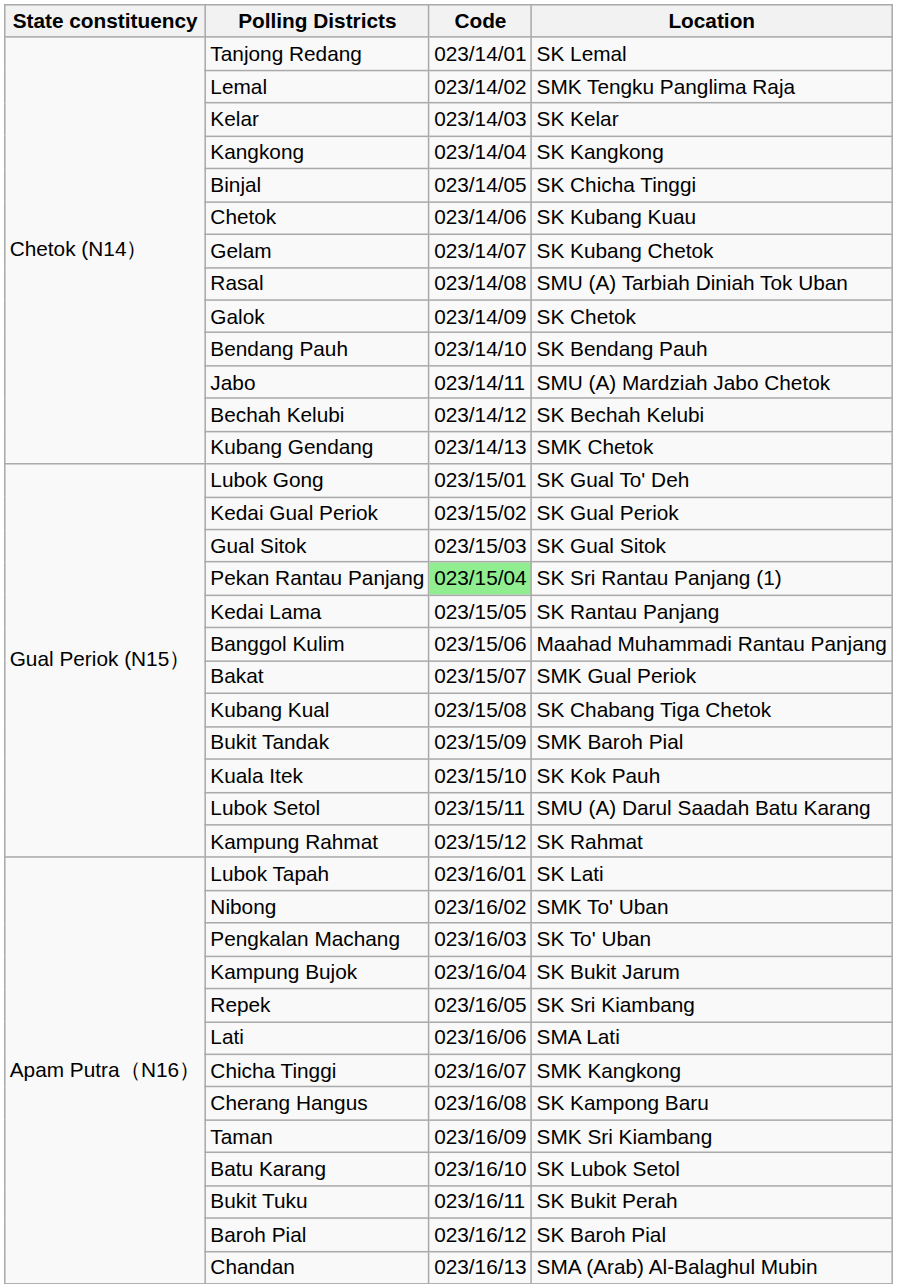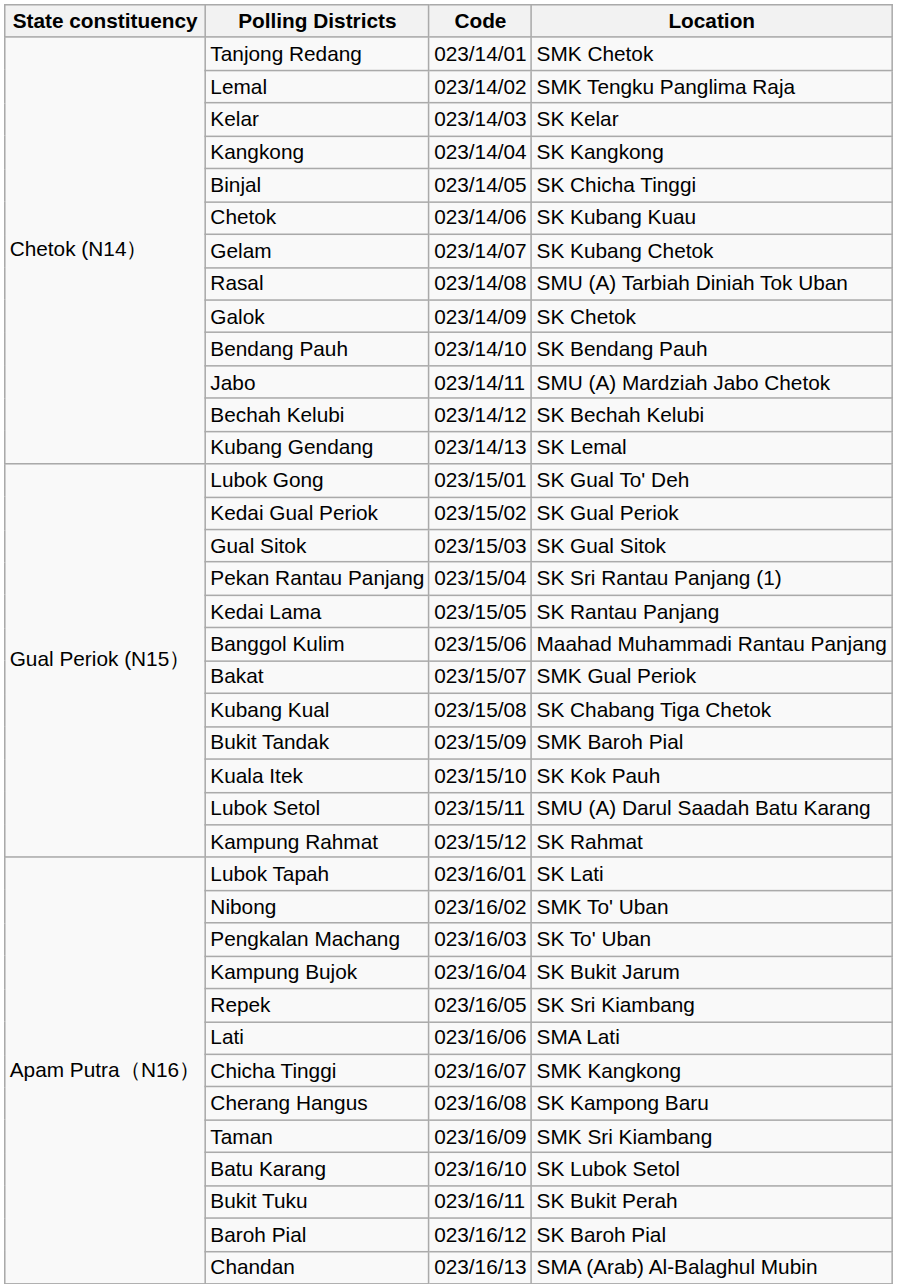(582, 54) SK Lemal -> (595, 54) SMK Chetok
(595, 447) SMK Chetok -> (582, 447) SK Lemal
(480, 578) lightgreen background -> (480, 578) no background
